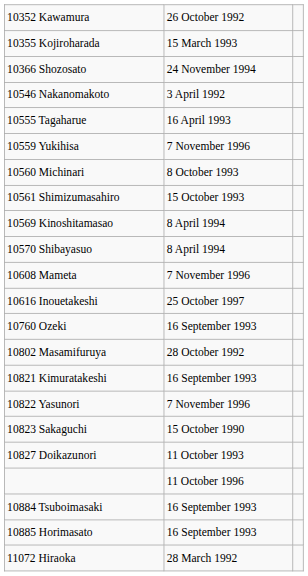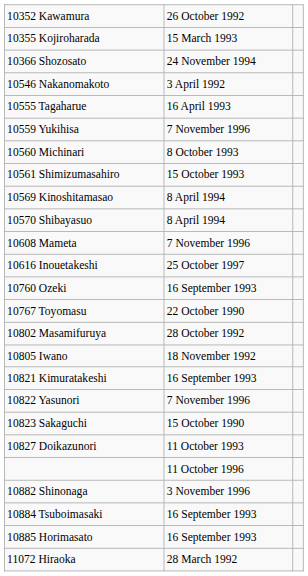+ row: (47, 310)
+ row: (37, 355)
+ row: (47, 491)
